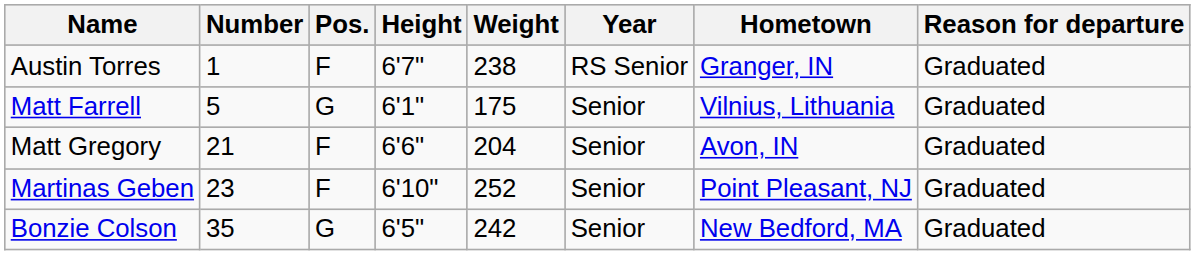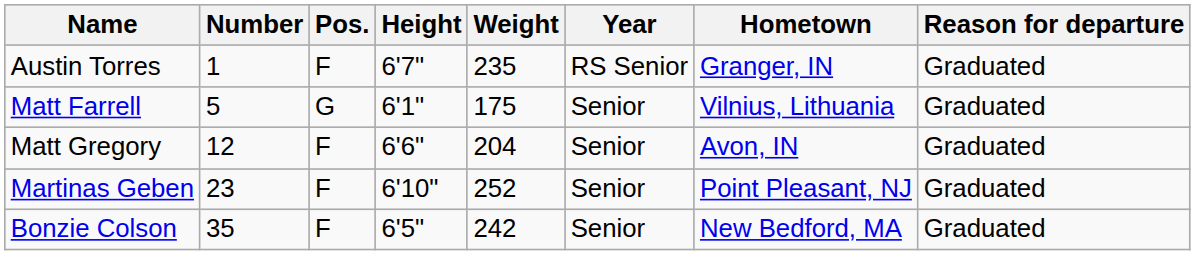(495, 65) 238 -> (495, 65) 235
(220, 147) 21 -> (220, 147) 12
(325, 229) G -> (323, 229) F
